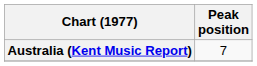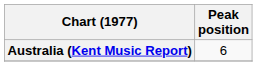(223, 50) 7 -> (223, 50) 6
